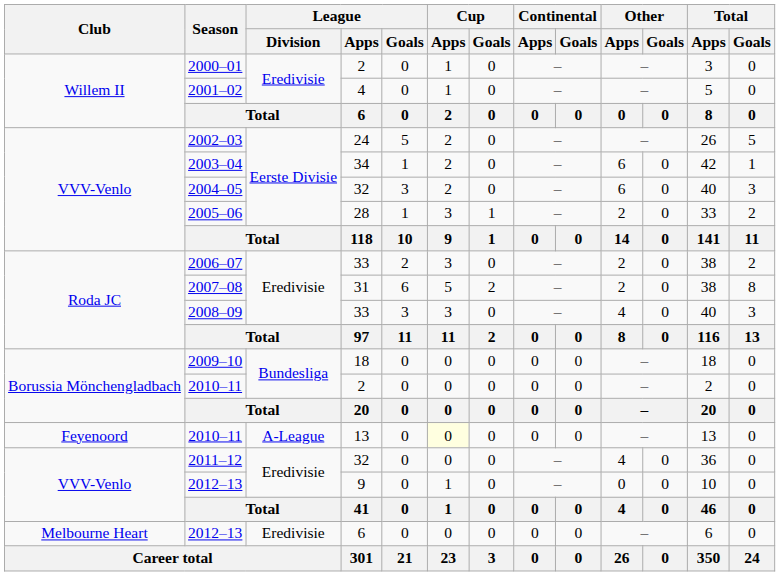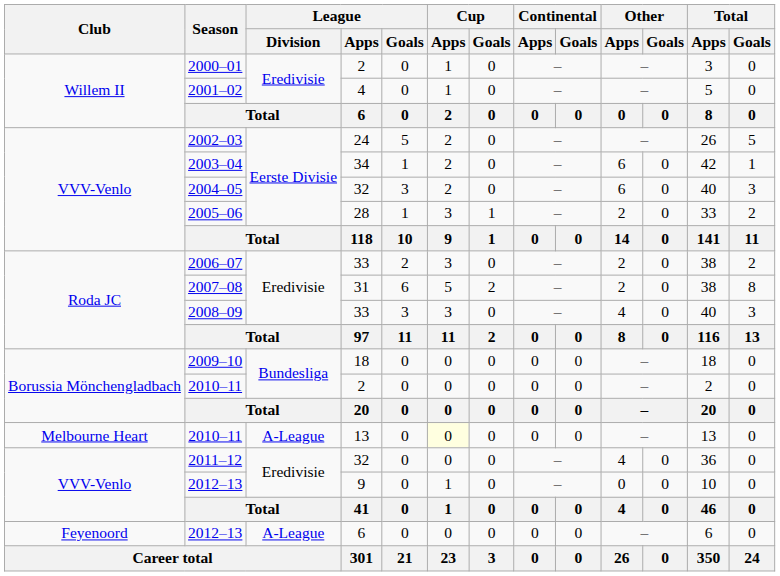(94, 435) Feyenoord -> (94, 435) Melbourne Heart
(94, 533) Melbourne Heart -> (94, 533) Feyenoord
(293, 533) Eredivisie -> (293, 533) A-League
